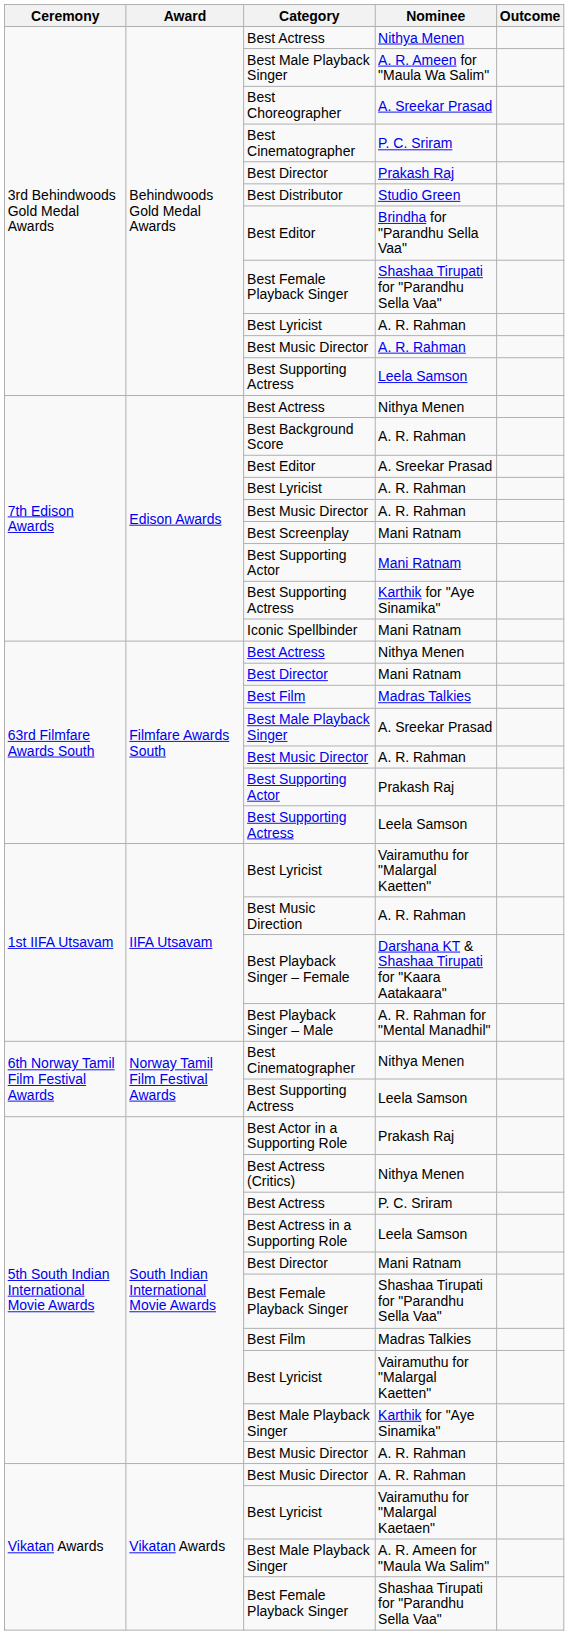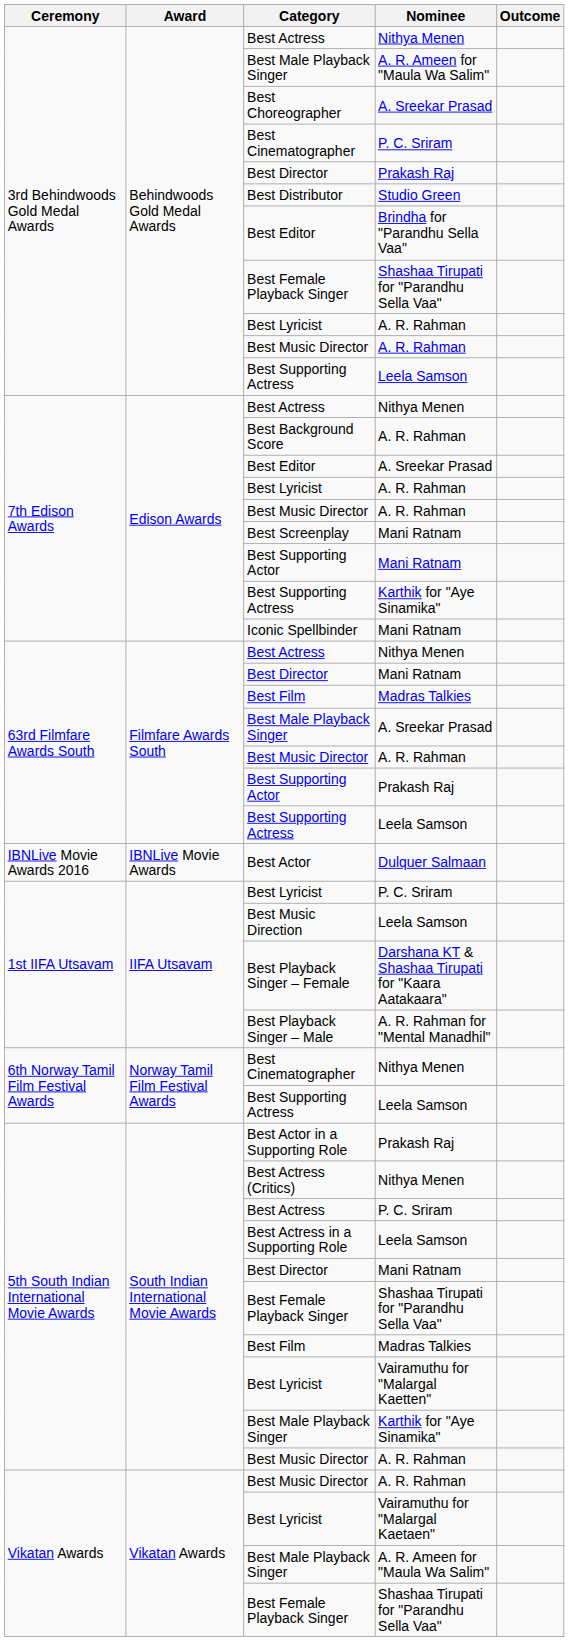+ row: (53, 862)
(423, 870) Vairamuthu for "Malargal Kaetten" -> (415, 892) P. C. Sriram
(422, 916) A. R. Rahman -> (423, 922) Leela Samson
